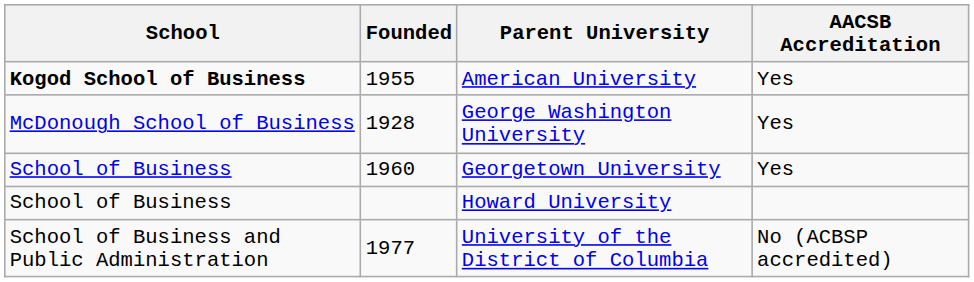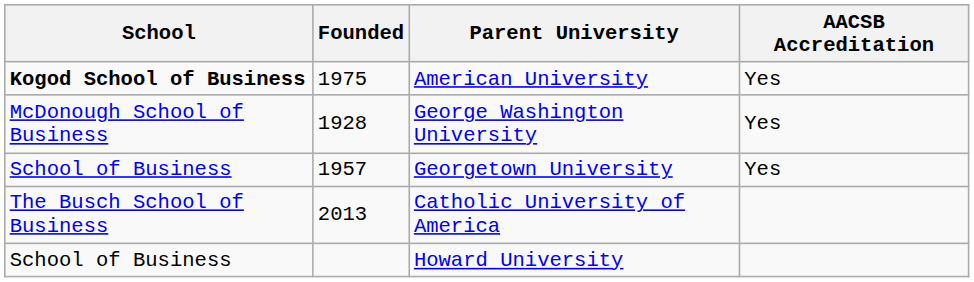(390, 79) 1955 -> (342, 79) 1975
(390, 169) 1960 -> (342, 169) 1957
+ row: (549, 215)
- row: (585, 248)
